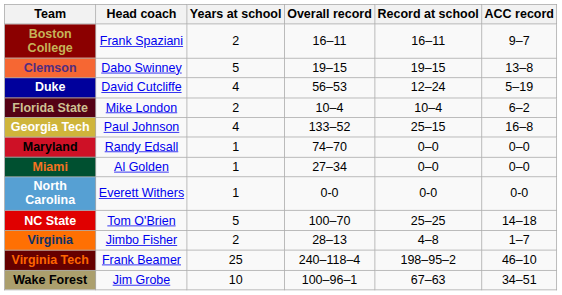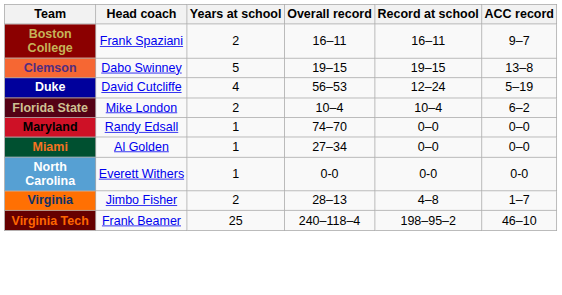- row: (50, 127)
- row: (50, 220)
- row: (50, 279)
